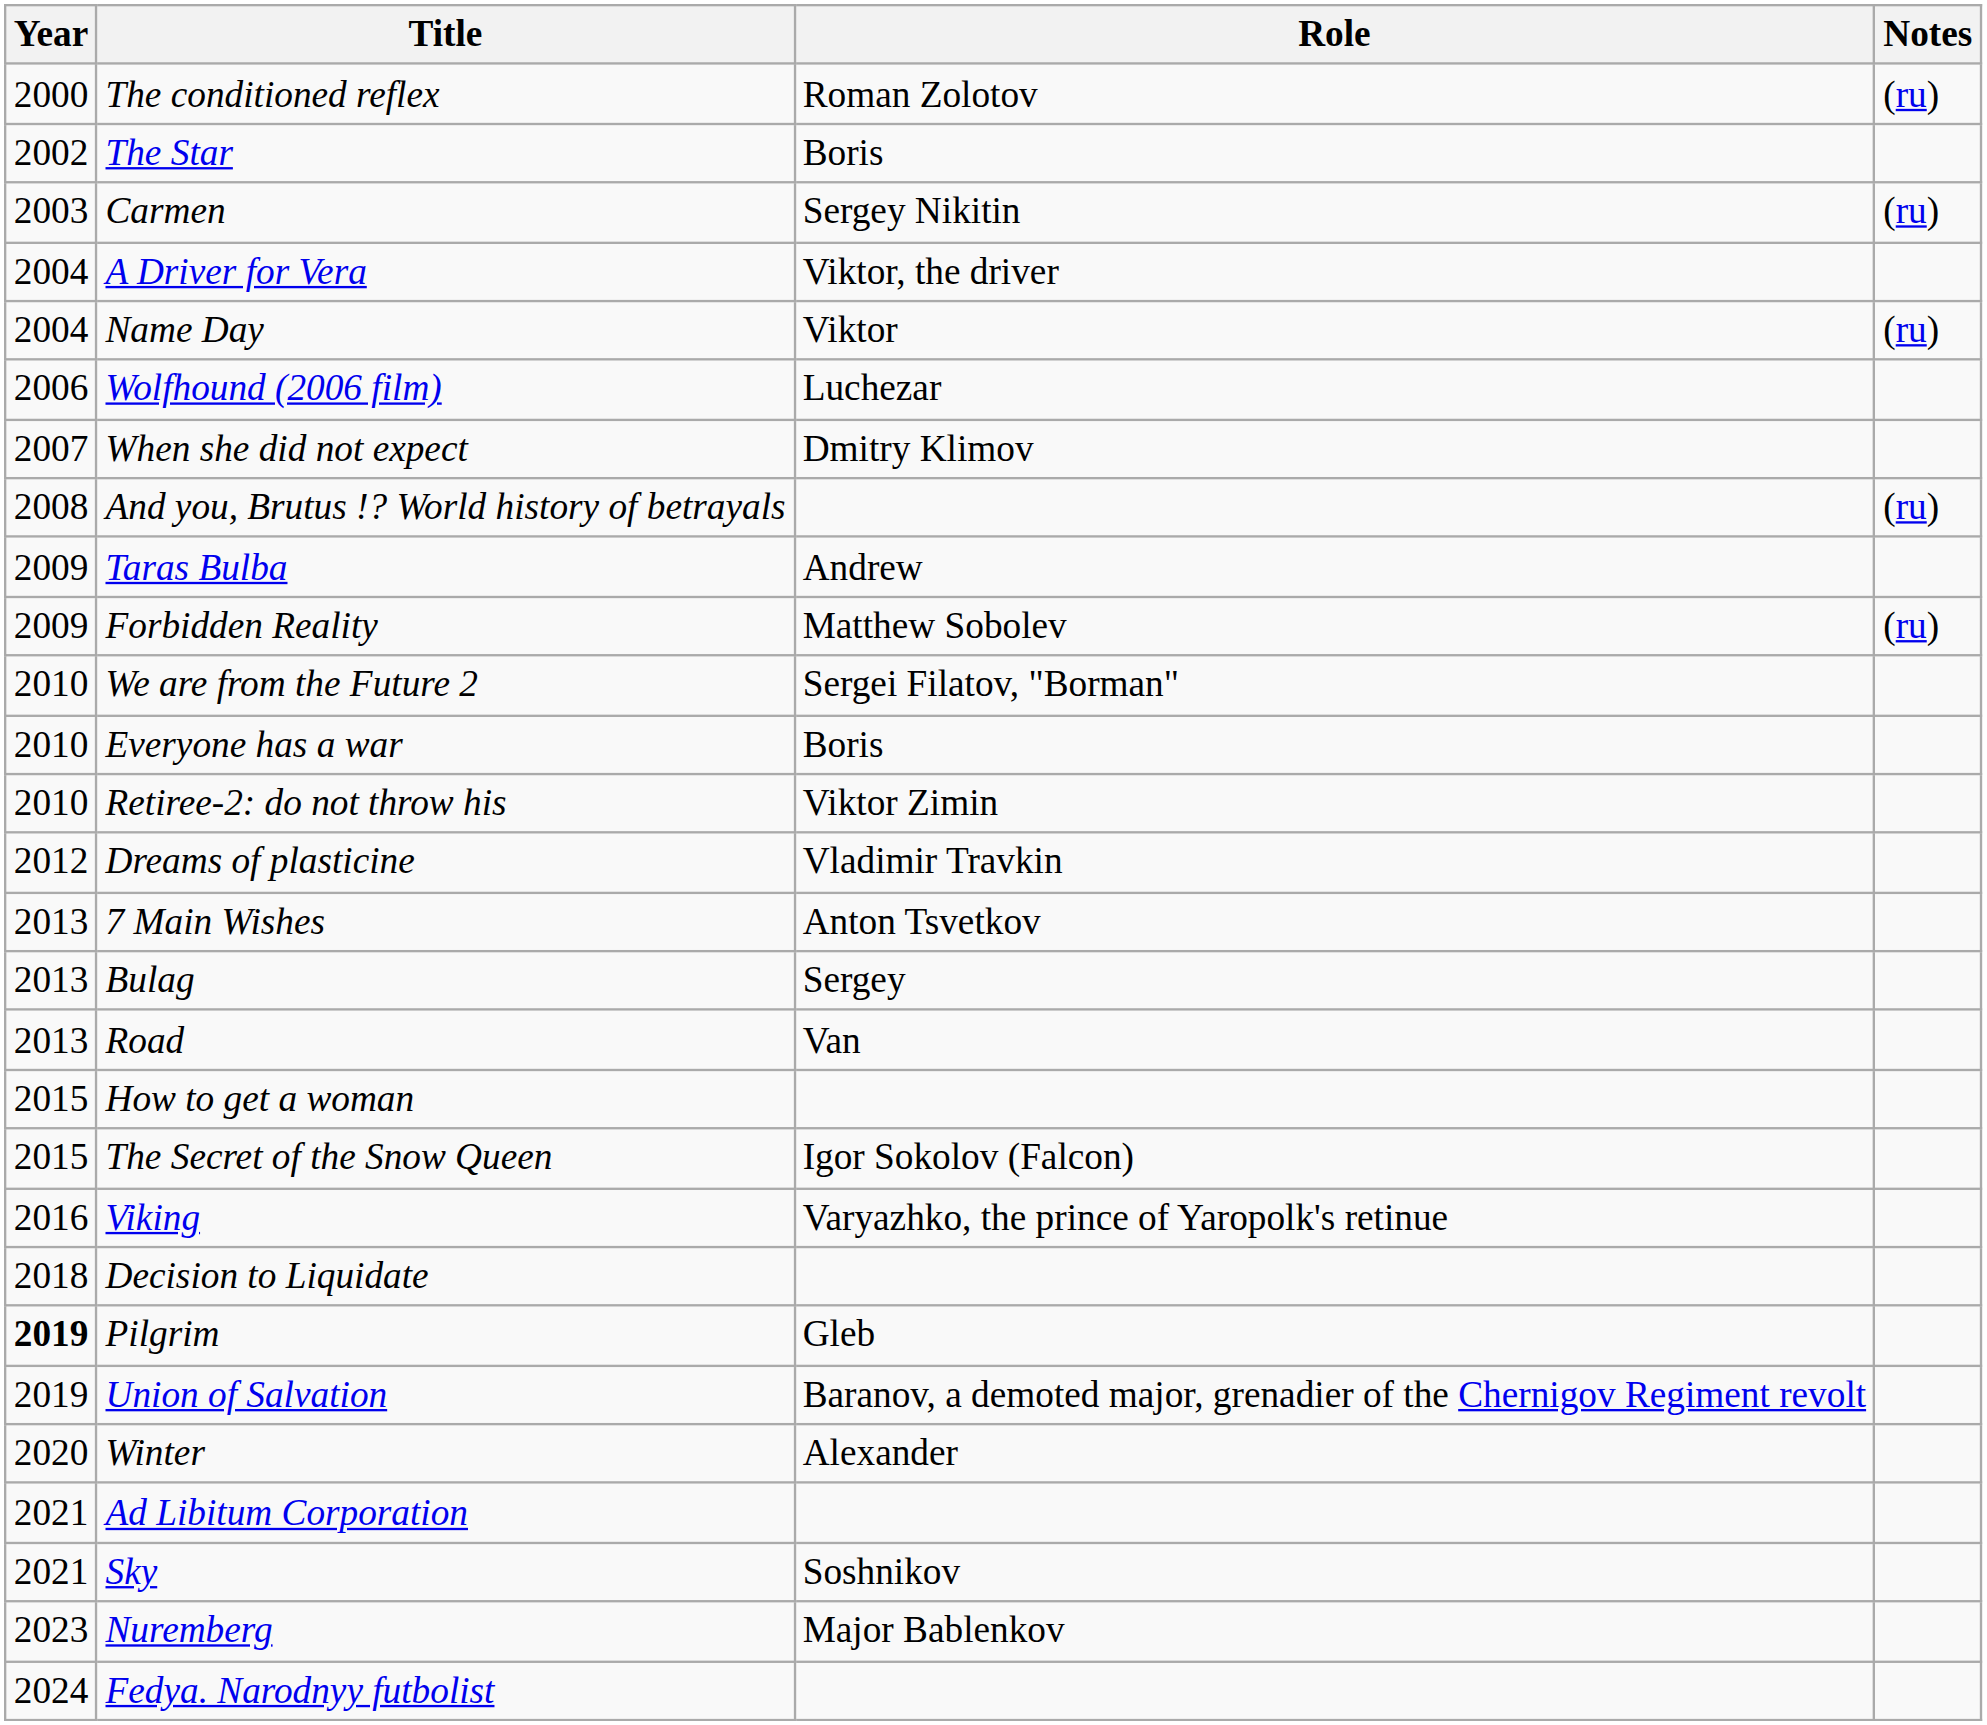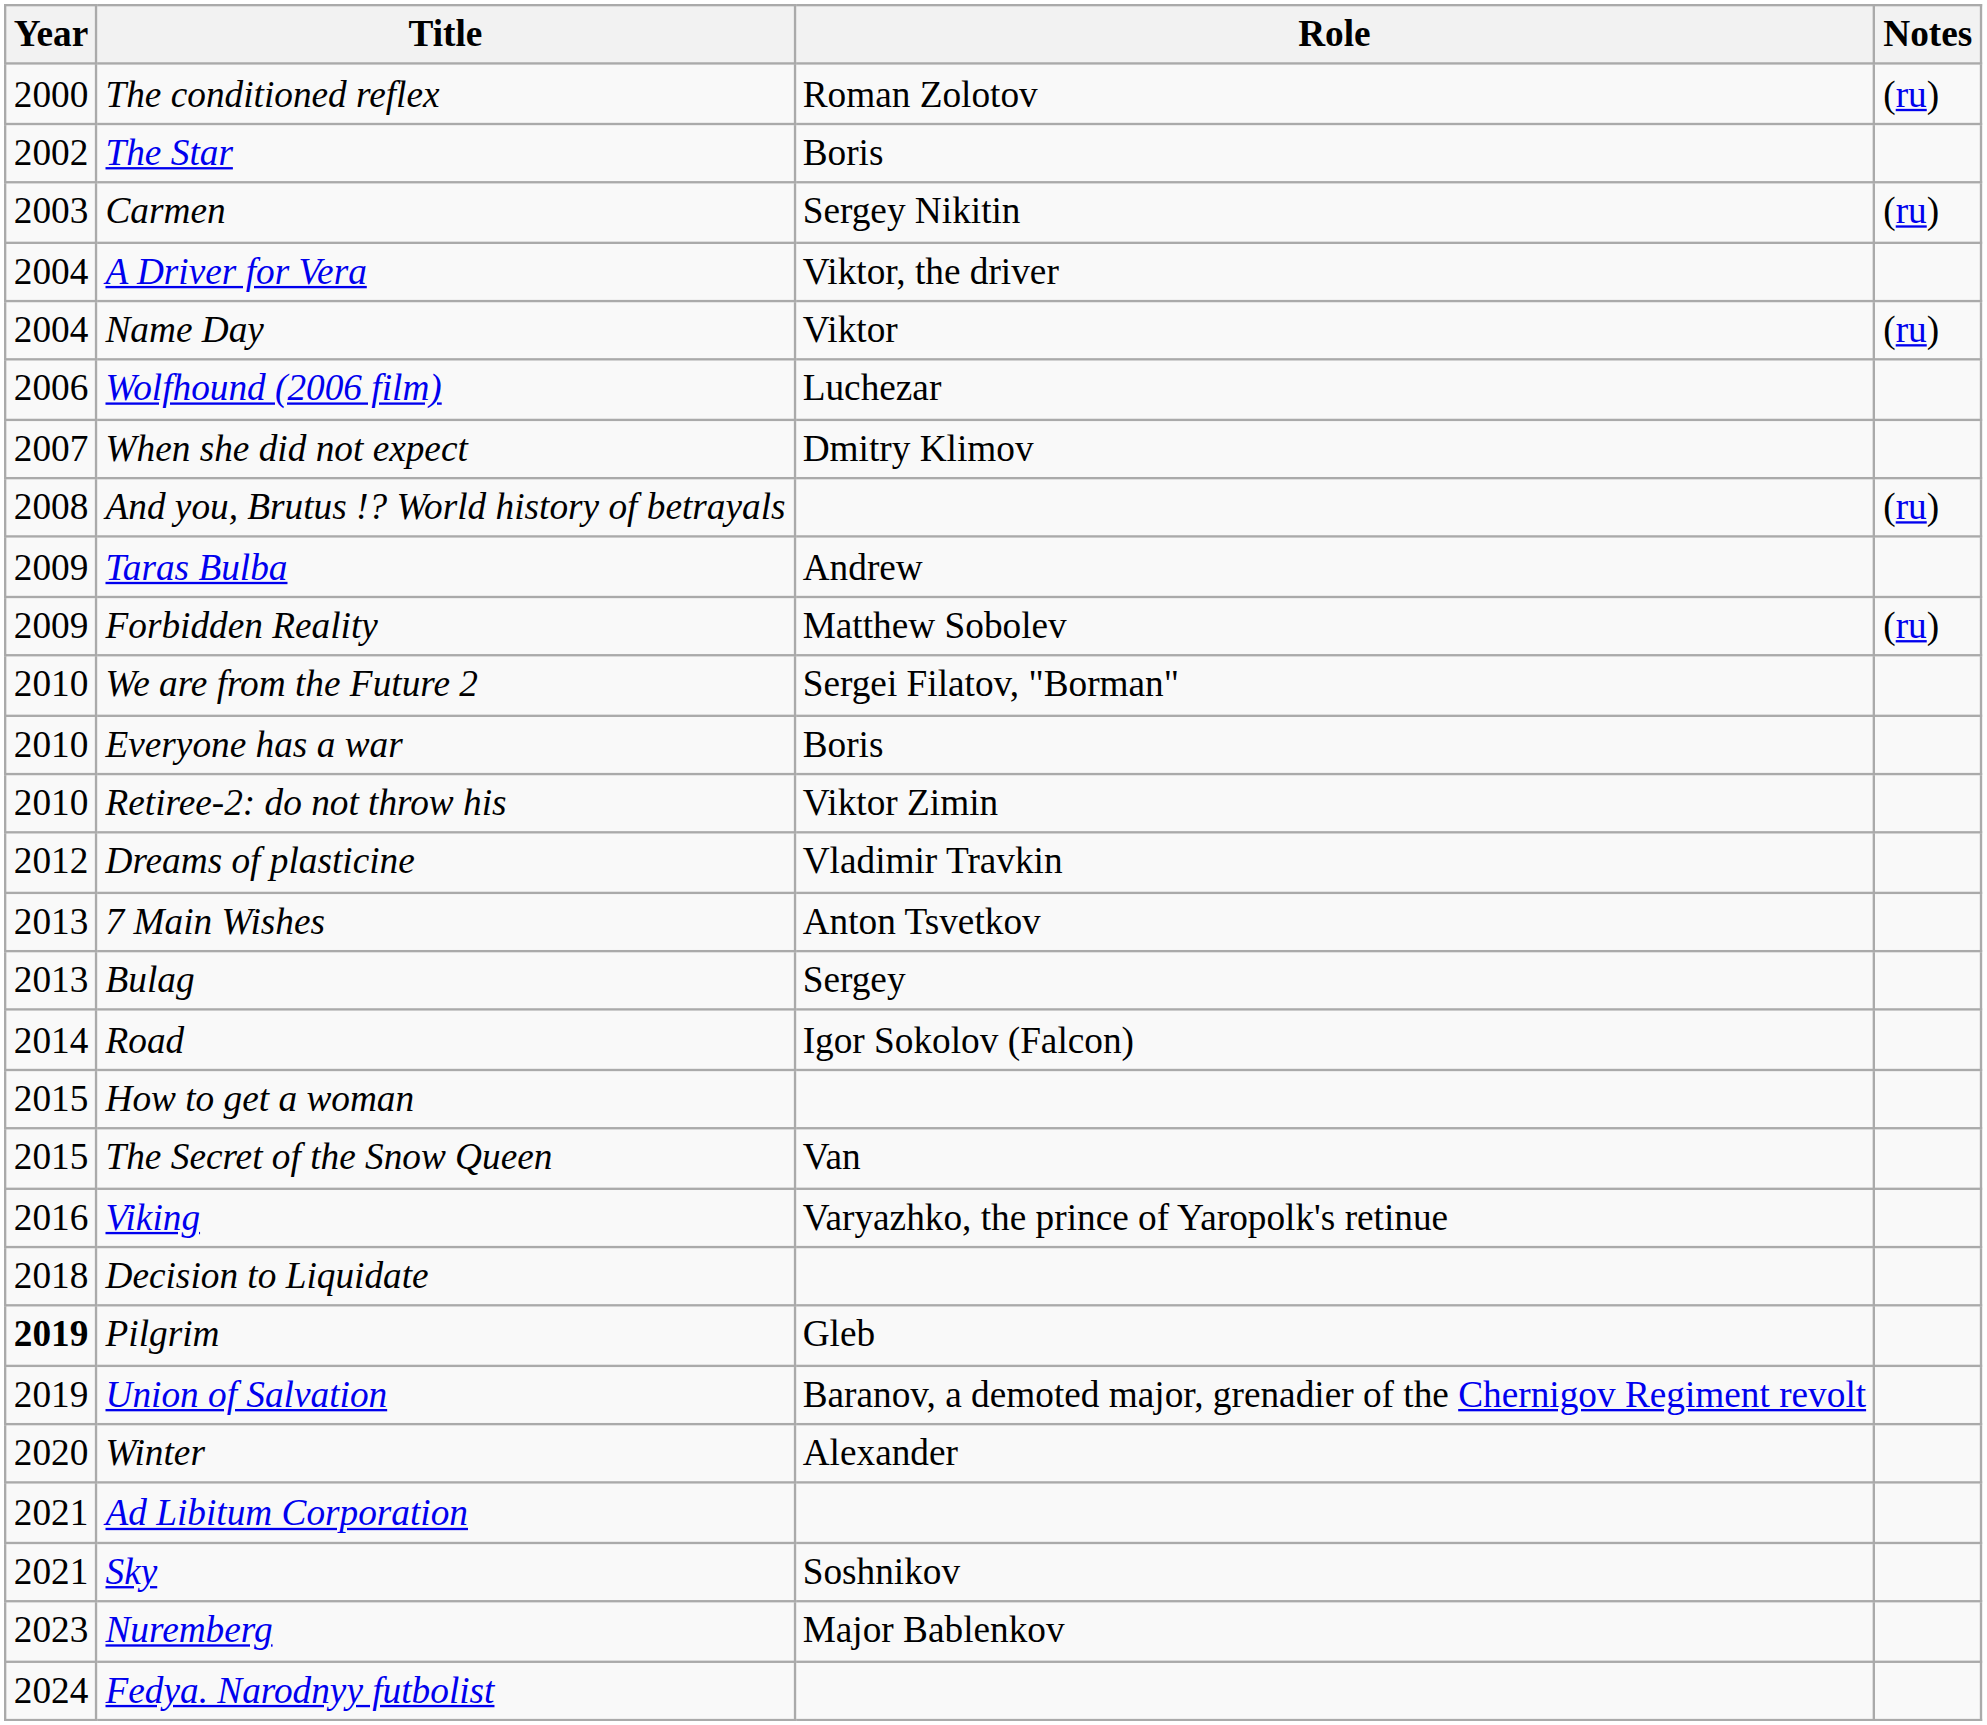(51, 1039) 2013 -> (51, 1039) 2014
(832, 1039) Van -> (968, 1039) Igor Sokolov (Falcon)
(968, 1157) Igor Sokolov (Falcon) -> (832, 1157) Van
